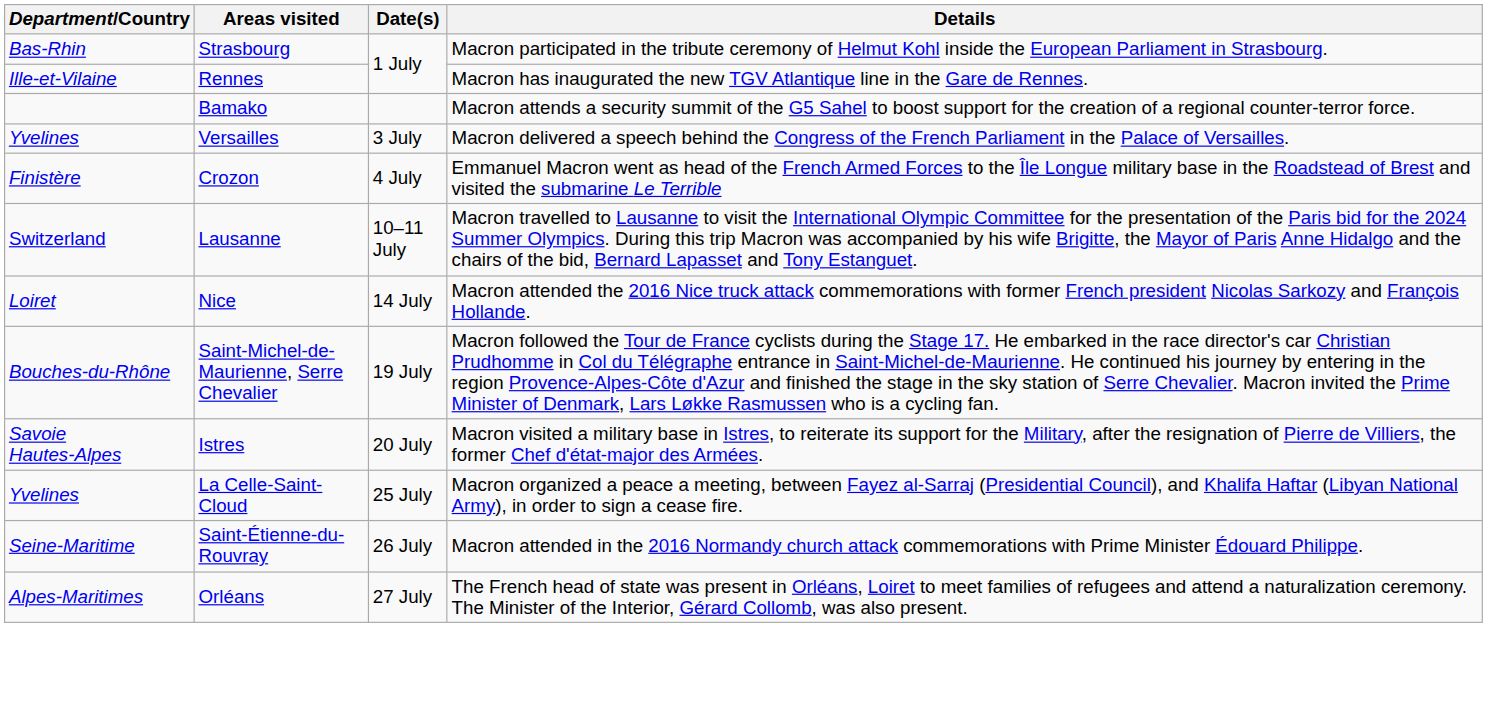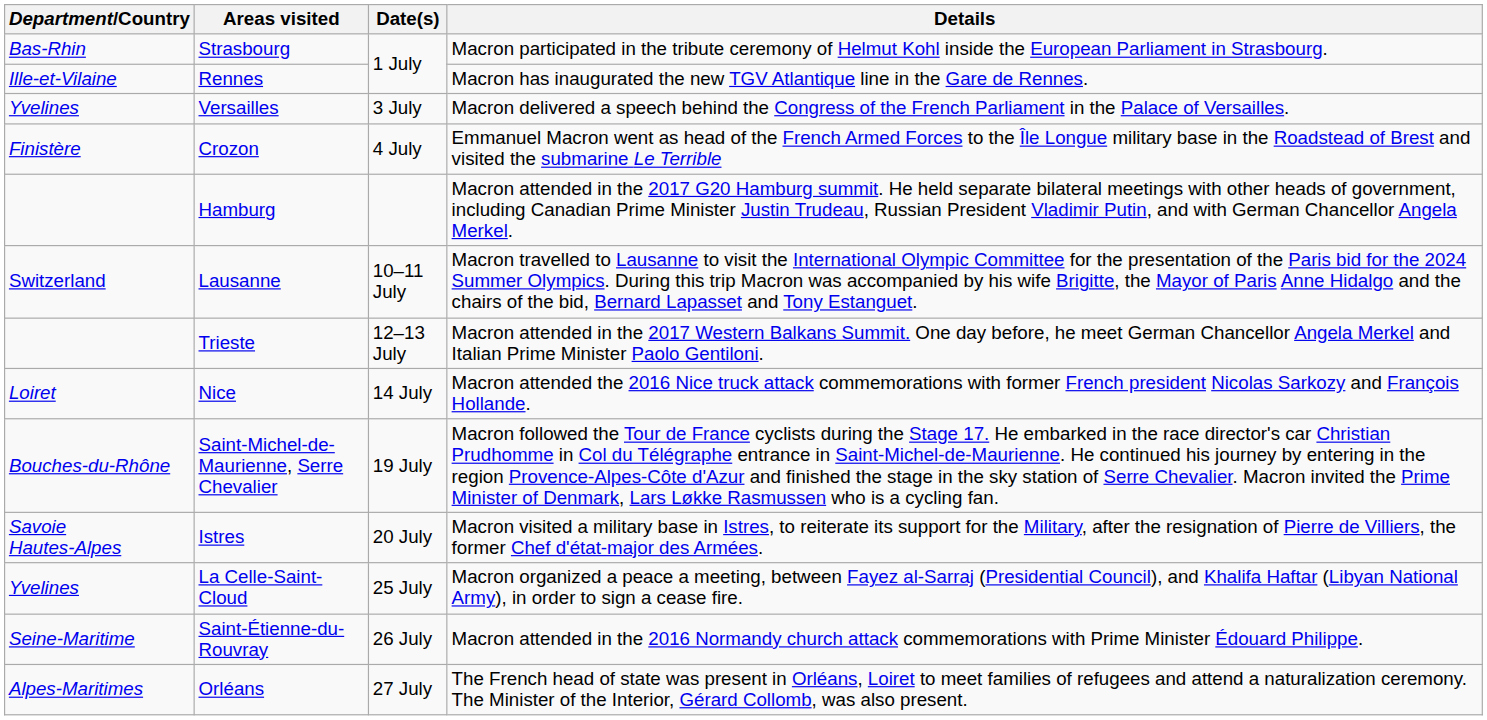- row: (233, 108)
+ row: (237, 209)
+ row: (227, 342)
